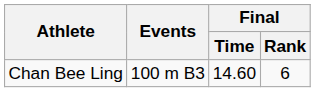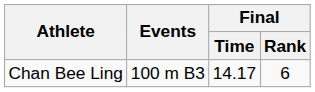(234, 73) 14.60 -> (234, 73) 14.17
